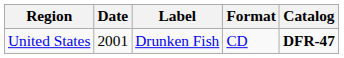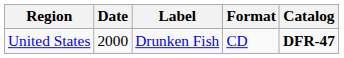(113, 41) 2001 -> (113, 41) 2000
